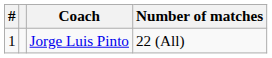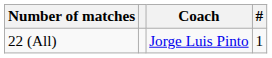columns swapped: (12, 16) <-> (200, 16)
